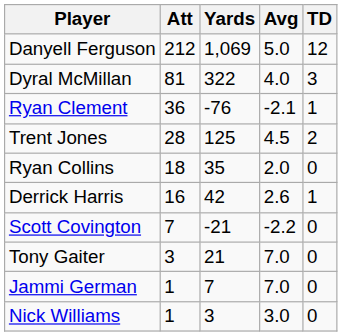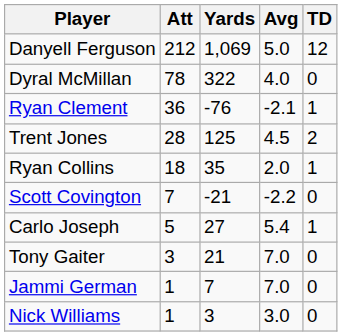(175, 78) 81 -> (175, 78) 78
(312, 78) 3 -> (312, 78) 0
(312, 167) 0 -> (312, 167) 1
- row: (66, 197)
+ row: (64, 227)
